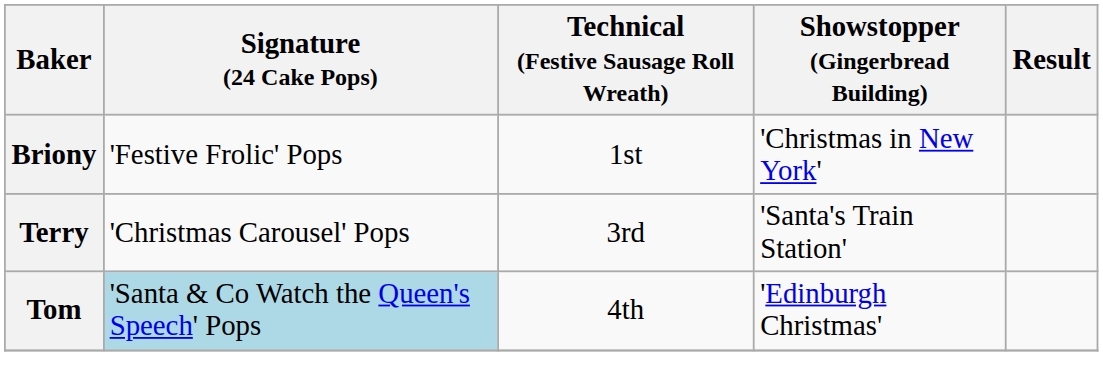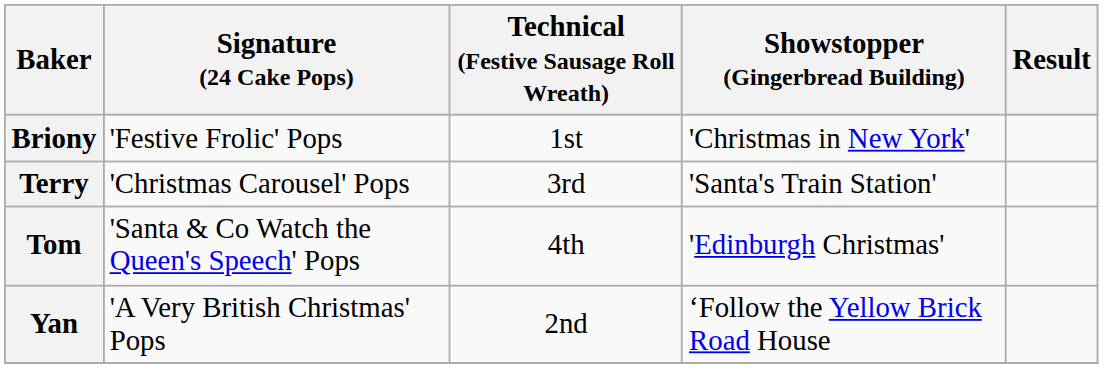(290, 310) lightblue background -> (240, 245) no background
+ row: (54, 323)
